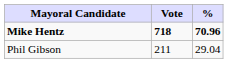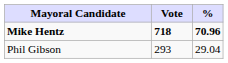(163, 49) 211 -> (163, 49) 293
